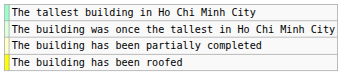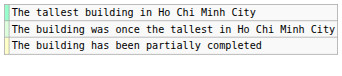- row: (97, 62)
